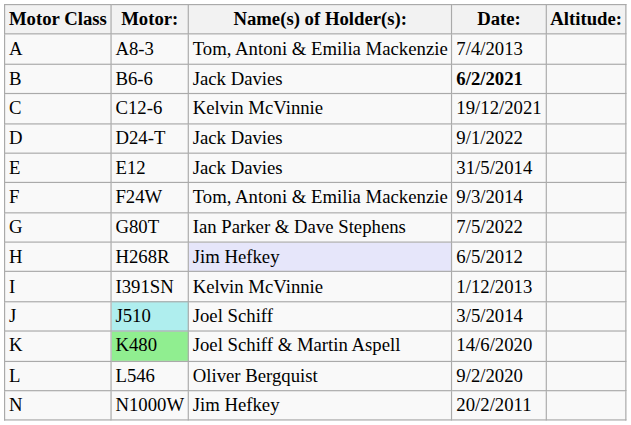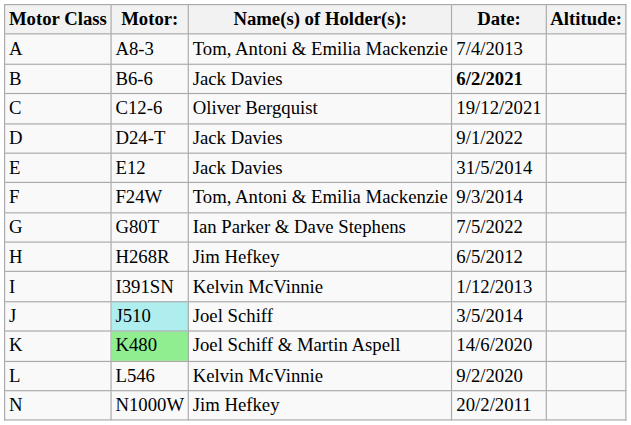(258, 108) Kelvin McVinnie -> (255, 108) Oliver Bergquist
(236, 256) lavender background -> (236, 256) no background
(255, 375) Oliver Bergquist -> (258, 375) Kelvin McVinnie
